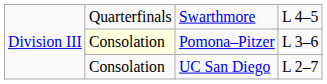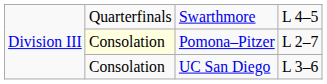(300, 41) L 3–6 -> (300, 41) L 2–7
(300, 66) L 2–7 -> (300, 66) L 3–6
